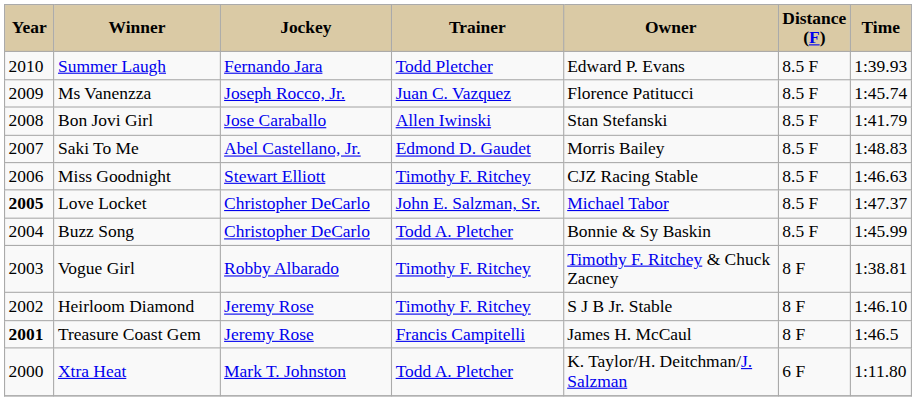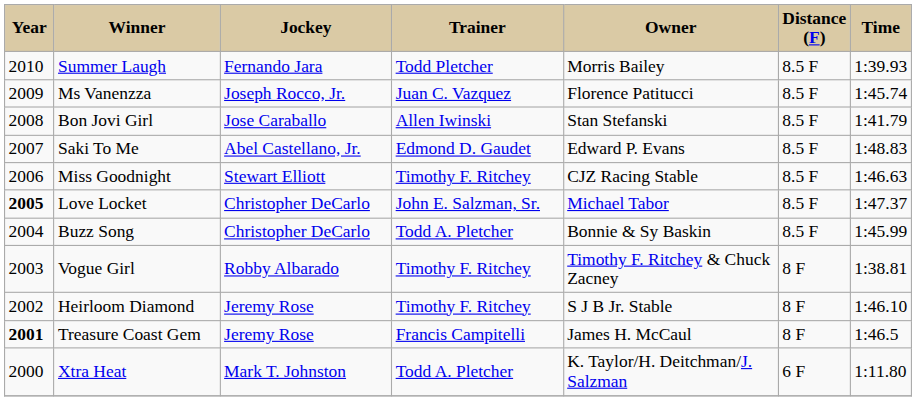(626, 65) Edward P. Evans -> (616, 65) Morris Bailey
(616, 148) Morris Bailey -> (626, 148) Edward P. Evans
